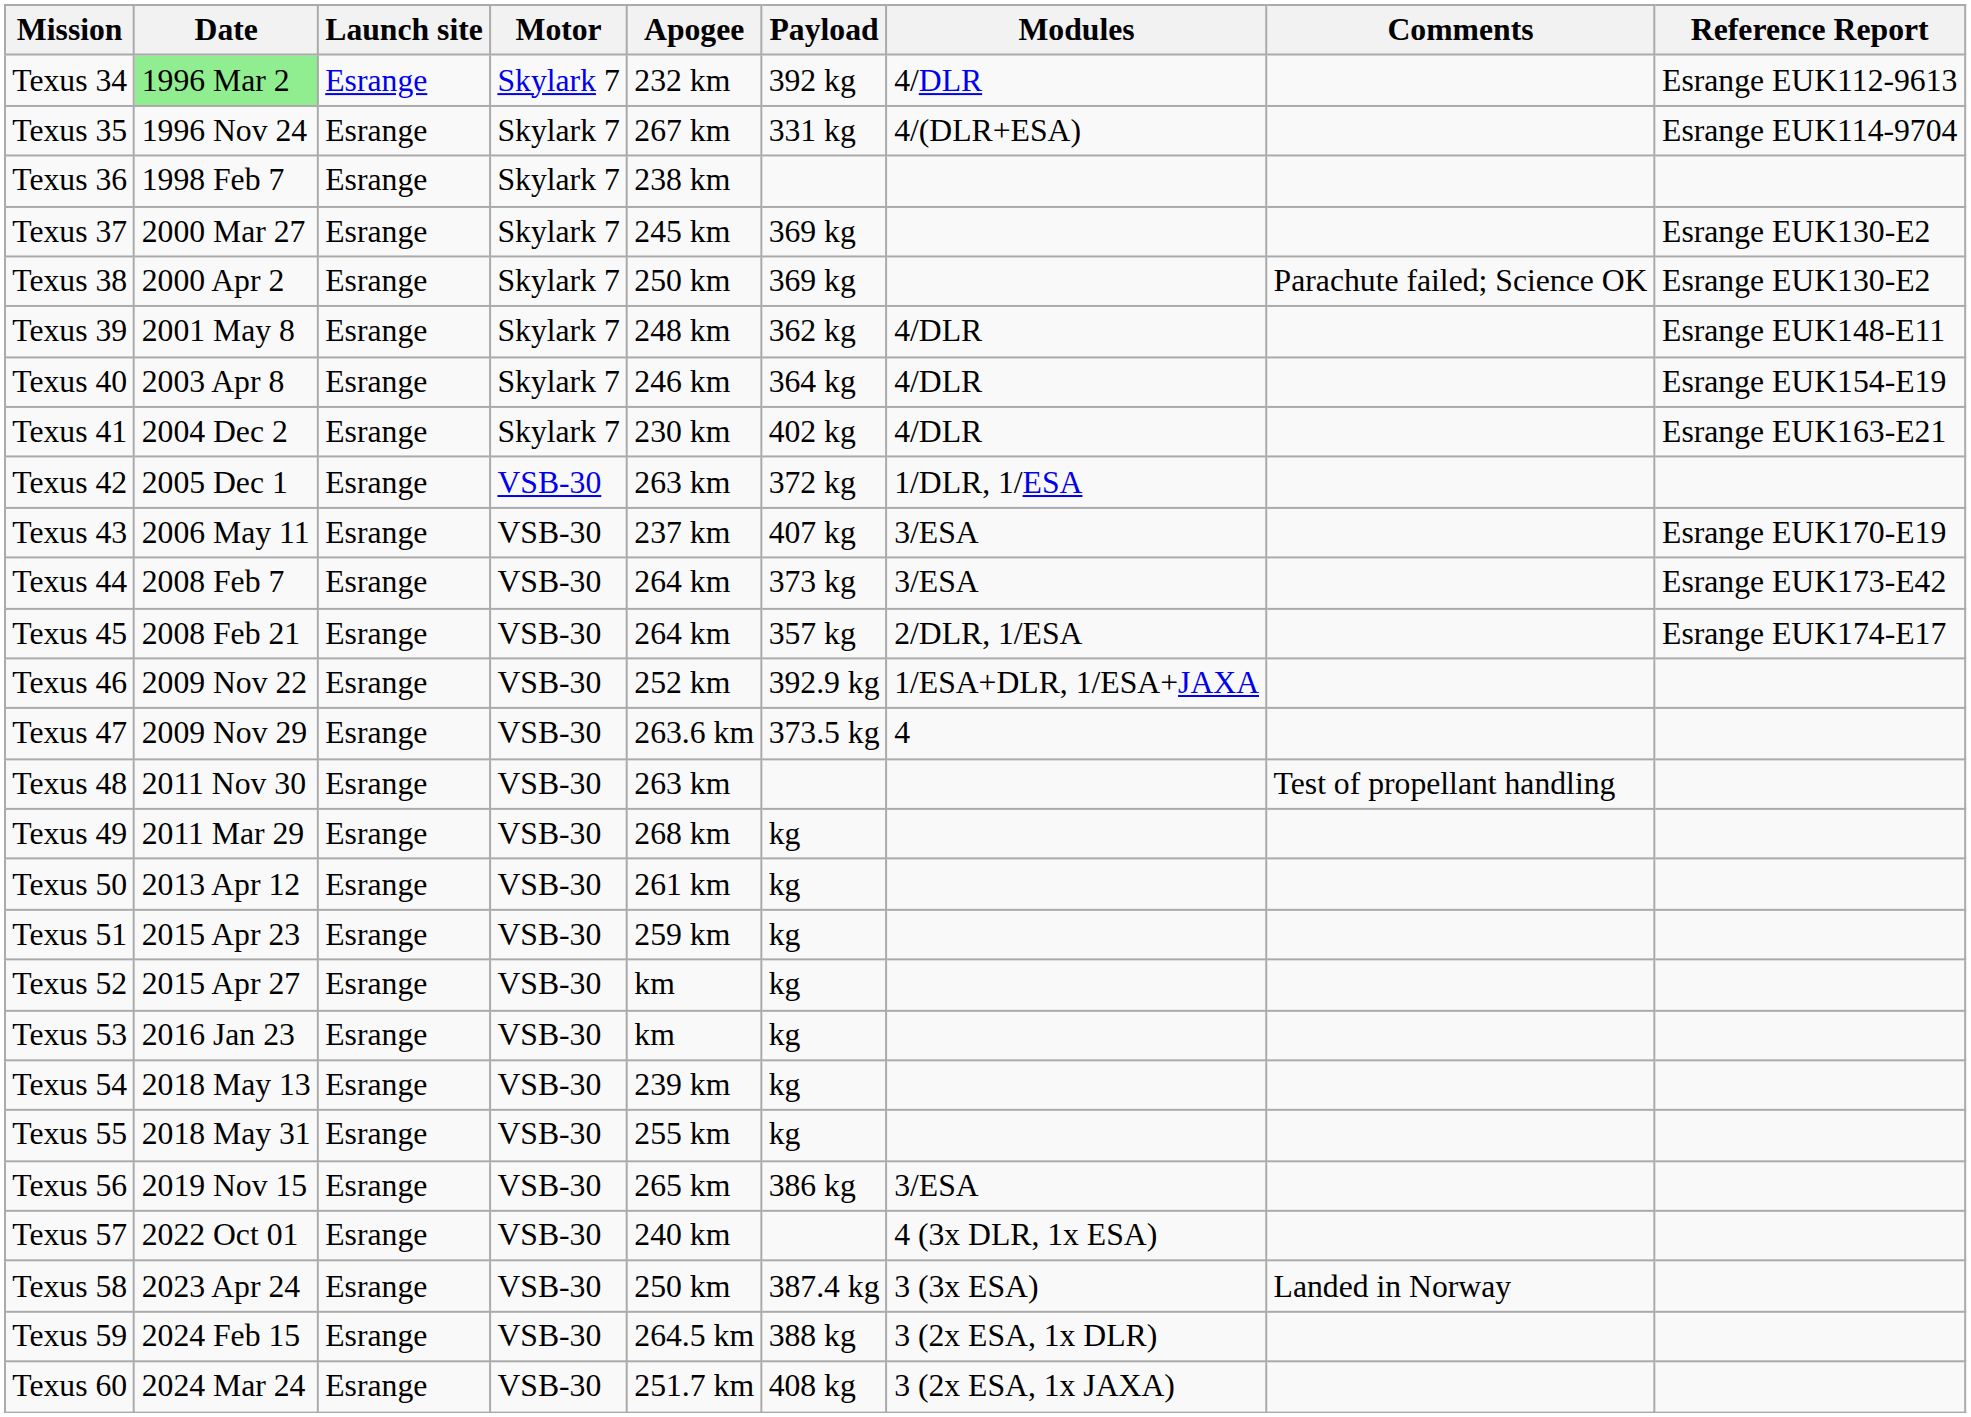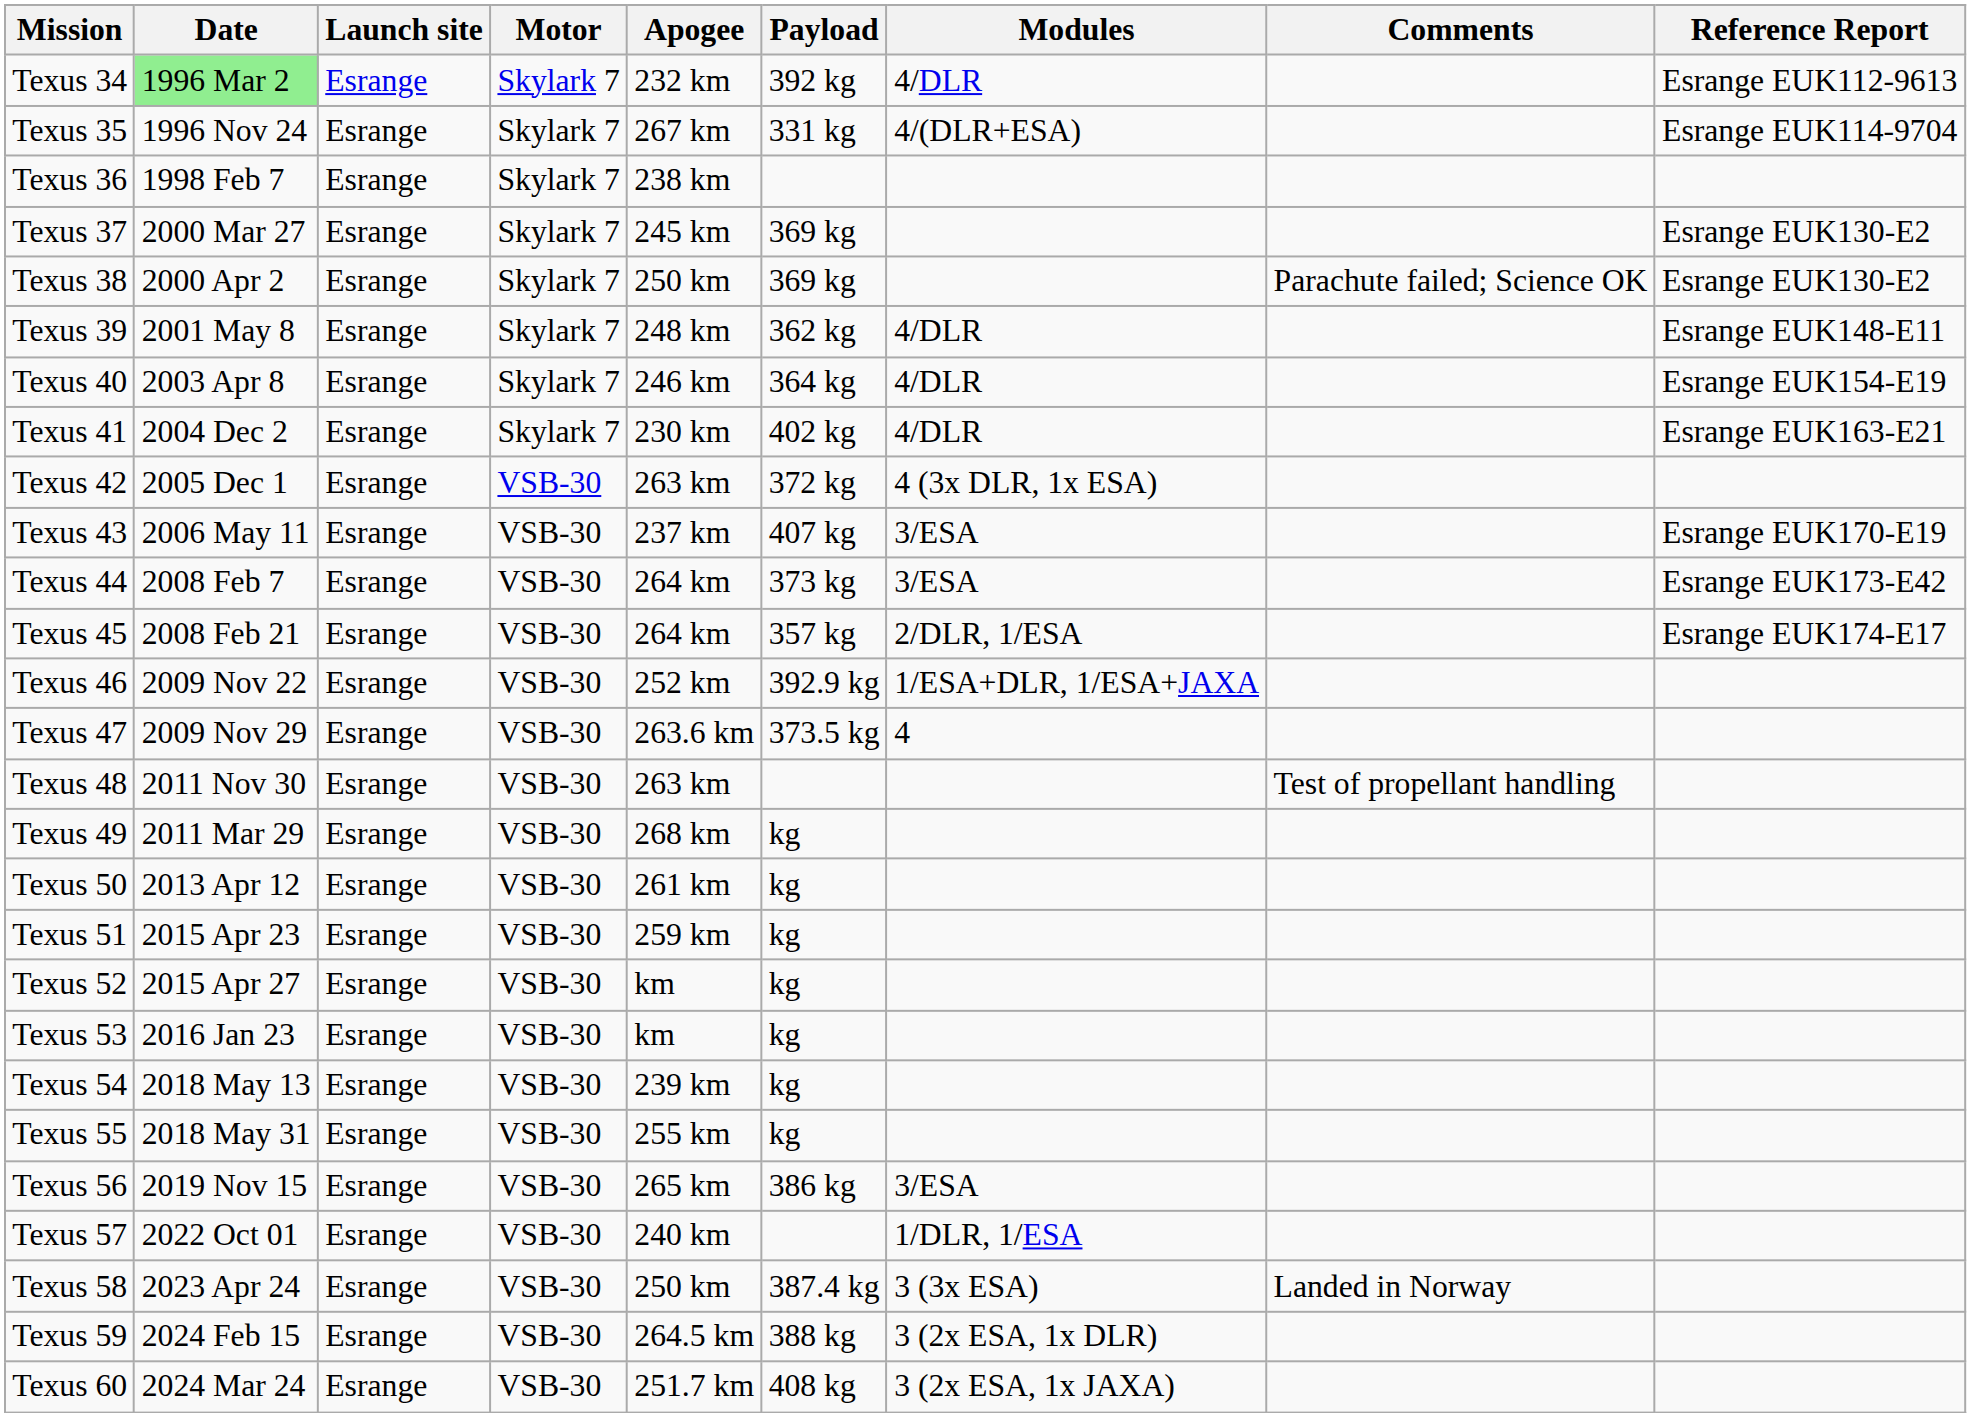(988, 481) 1/DLR, 1/ESA -> (1026, 481) 4 (3x DLR, 1x ESA)
(1026, 1235) 4 (3x DLR, 1x ESA) -> (988, 1235) 1/DLR, 1/ESA
